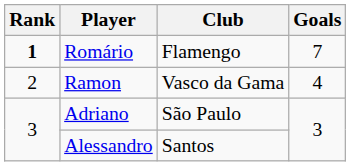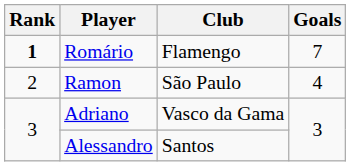(223, 82) Vasco da Gama -> (201, 82) São Paulo
(201, 113) São Paulo -> (223, 113) Vasco da Gama
